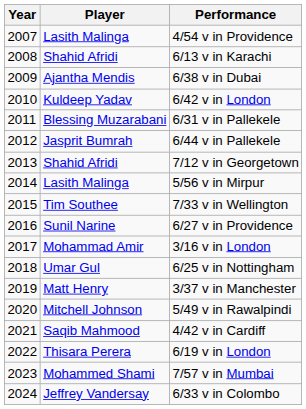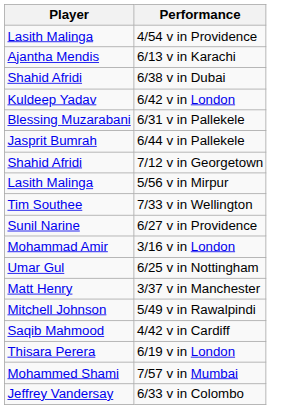- column: (22, 15)
(80, 57) Shahid Afridi -> (53, 57) Ajantha Mendis
(89, 78) Ajantha Mendis -> (45, 78) Shahid Afridi
